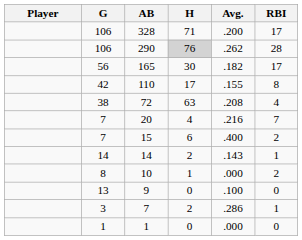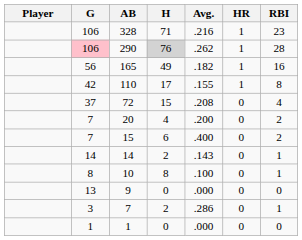+ column: (241, 13)
(233, 31) .200 -> (204, 31) .216
(276, 31) 17 -> (279, 31) 23
(103, 48) no background -> (90, 48) pink background
(190, 66) 30 -> (166, 66) 49
(276, 66) 17 -> (279, 66) 16
(103, 102) 38 -> (90, 102) 37
(190, 102) 63 -> (166, 102) 15
(233, 119) .216 -> (204, 119) .200
(276, 119) 7 -> (279, 119) 2
(190, 173) 1 -> (166, 173) 8
(233, 173) .000 -> (204, 173) .100
(276, 173) 2 -> (279, 173) 1
(233, 191) .100 -> (204, 191) .000
